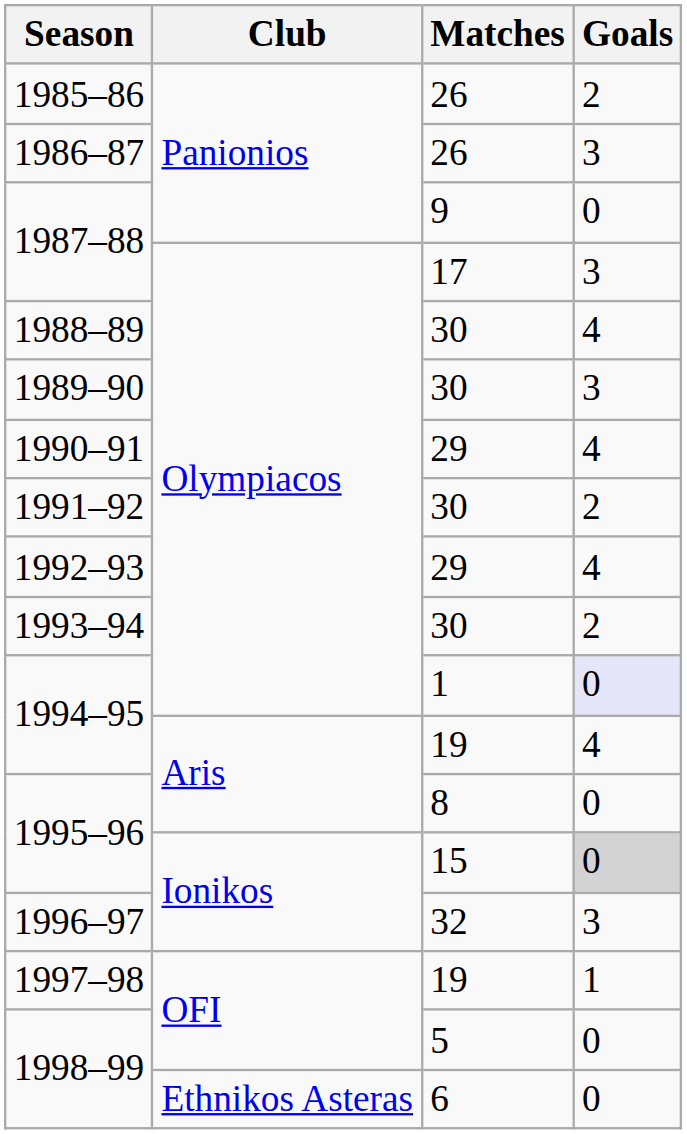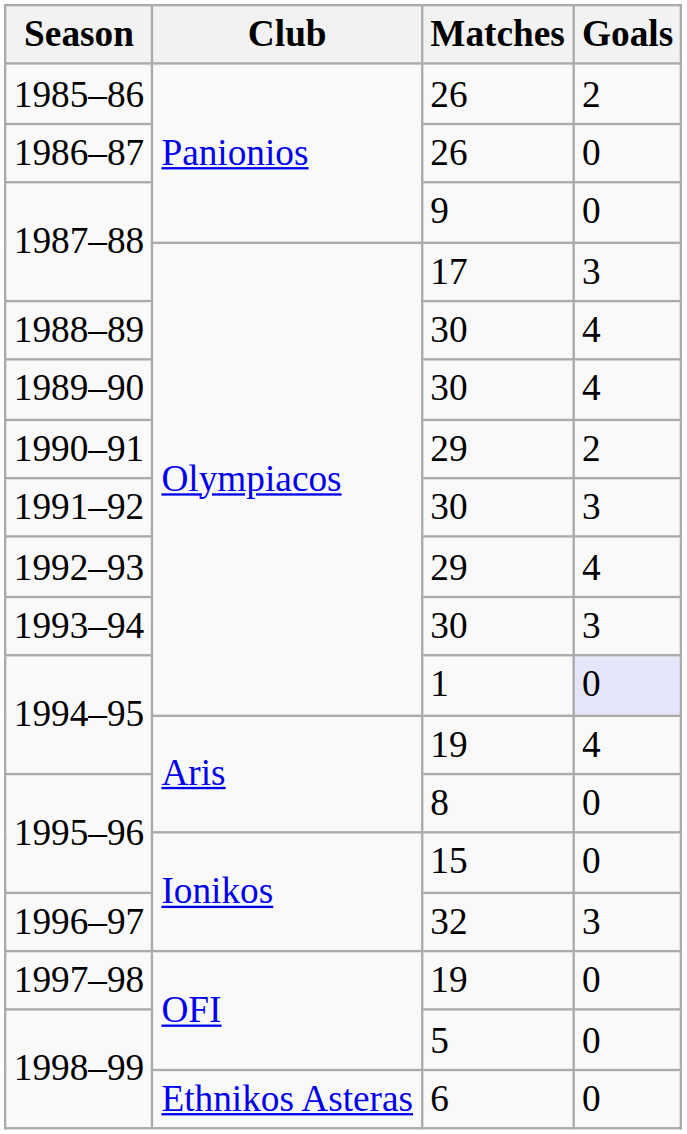(591, 152) 3 -> (591, 152) 0
(591, 388) 3 -> (591, 388) 4
(591, 447) 4 -> (591, 447) 2
(591, 507) 2 -> (591, 507) 3
(591, 625) 2 -> (591, 625) 3
(591, 861) lightgrey background -> (591, 861) no background
(591, 980) 1 -> (591, 980) 0
